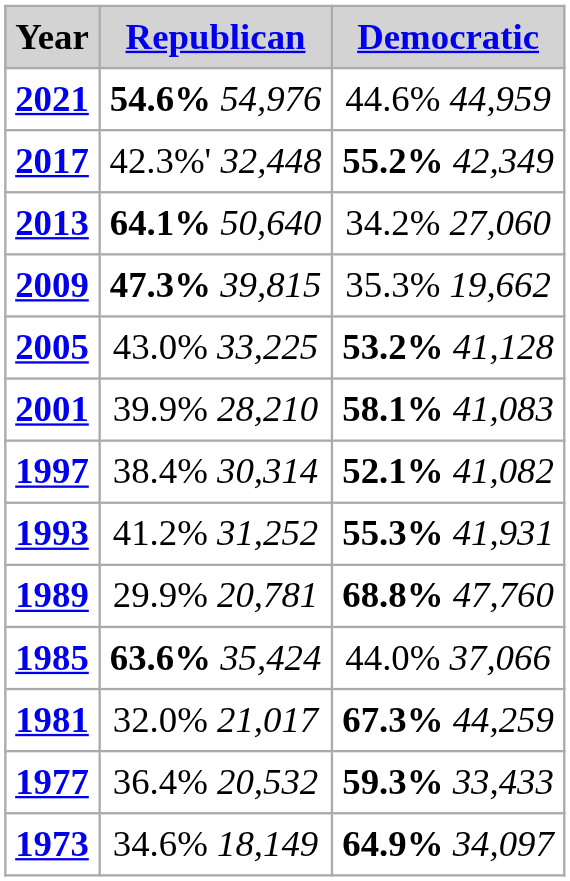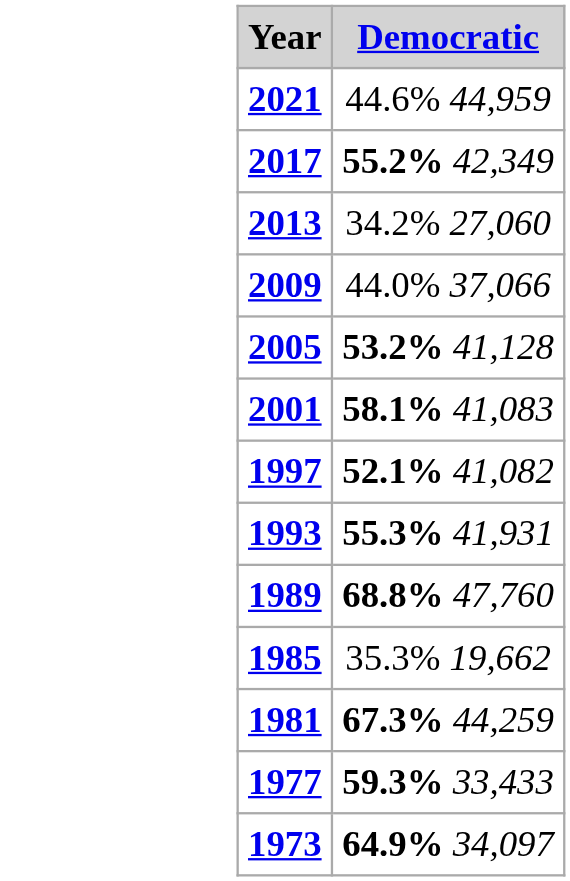- column: (216, 36)
(448, 284) 35.3% 19,662 -> (448, 284) 44.0% 37,066
(448, 657) 44.0% 37,066 -> (448, 657) 35.3% 19,662
